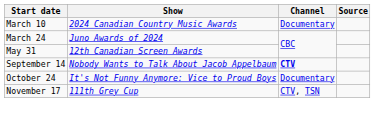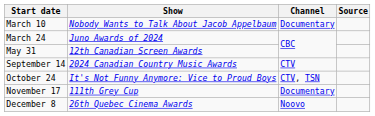(153, 24) 2024 Canadian Country Music Awards -> (173, 24) Nobody Wants to Talk About Jacob Appelbaum
(173, 64) Nobody Wants to Talk About Jacob Appelbaum -> (153, 64) 2024 Canadian Country Music Awards
(288, 64) bold -> (288, 64) normal
(307, 78) Documentary -> (300, 78) CTV, TSN
(300, 91) CTV, TSN -> (307, 91) Documentary
+ row: (31, 104)
